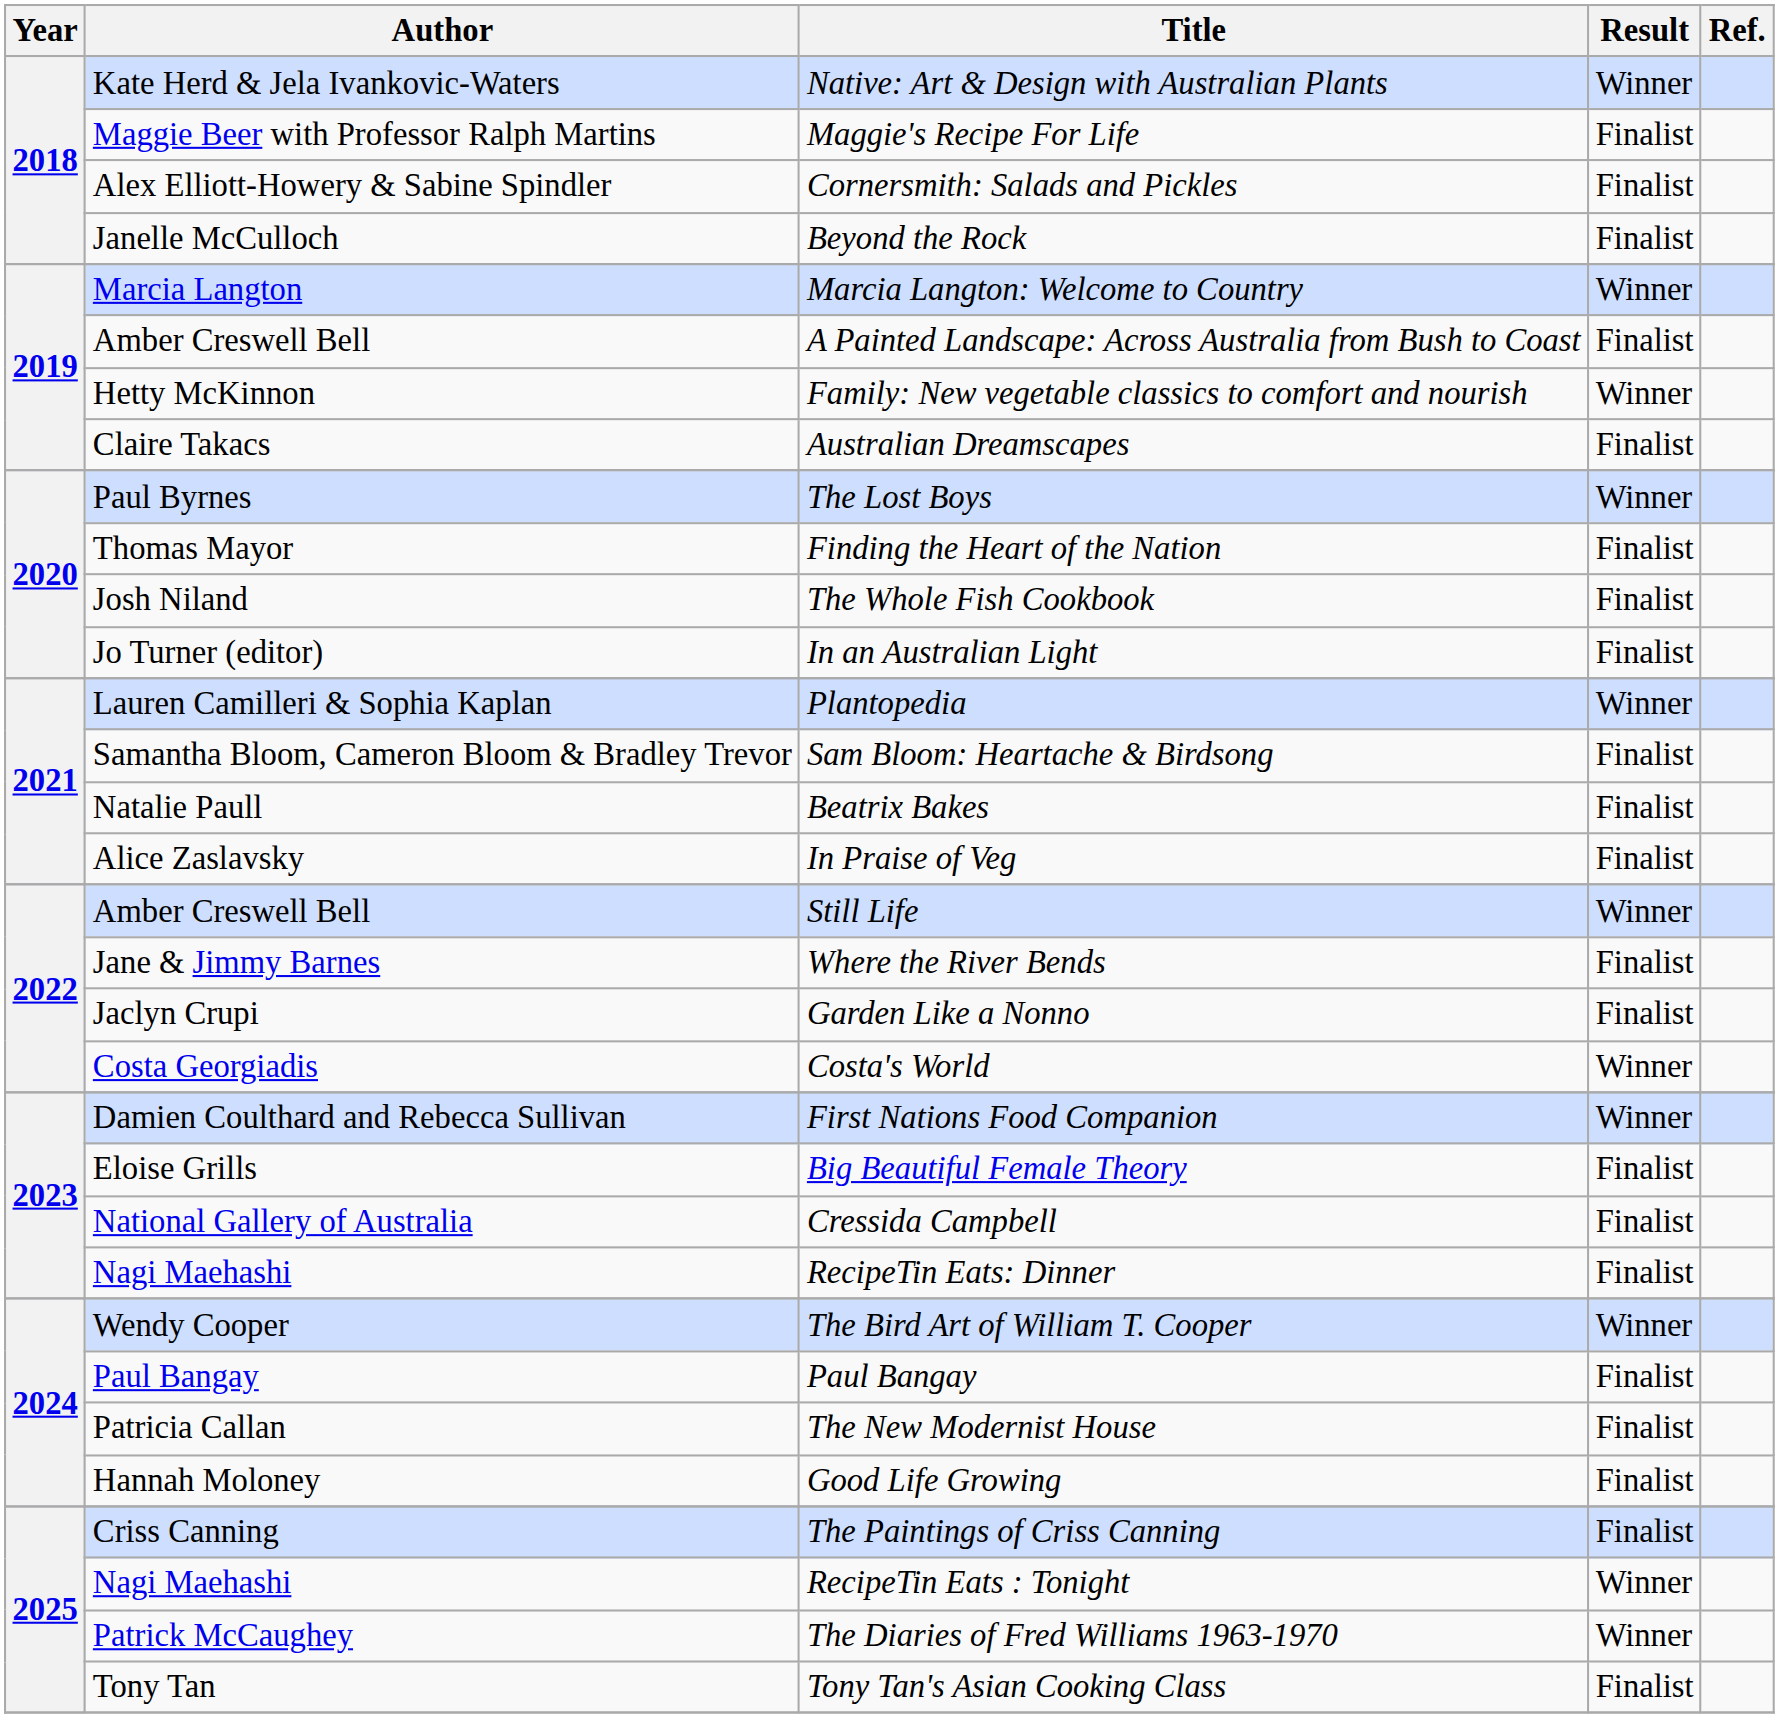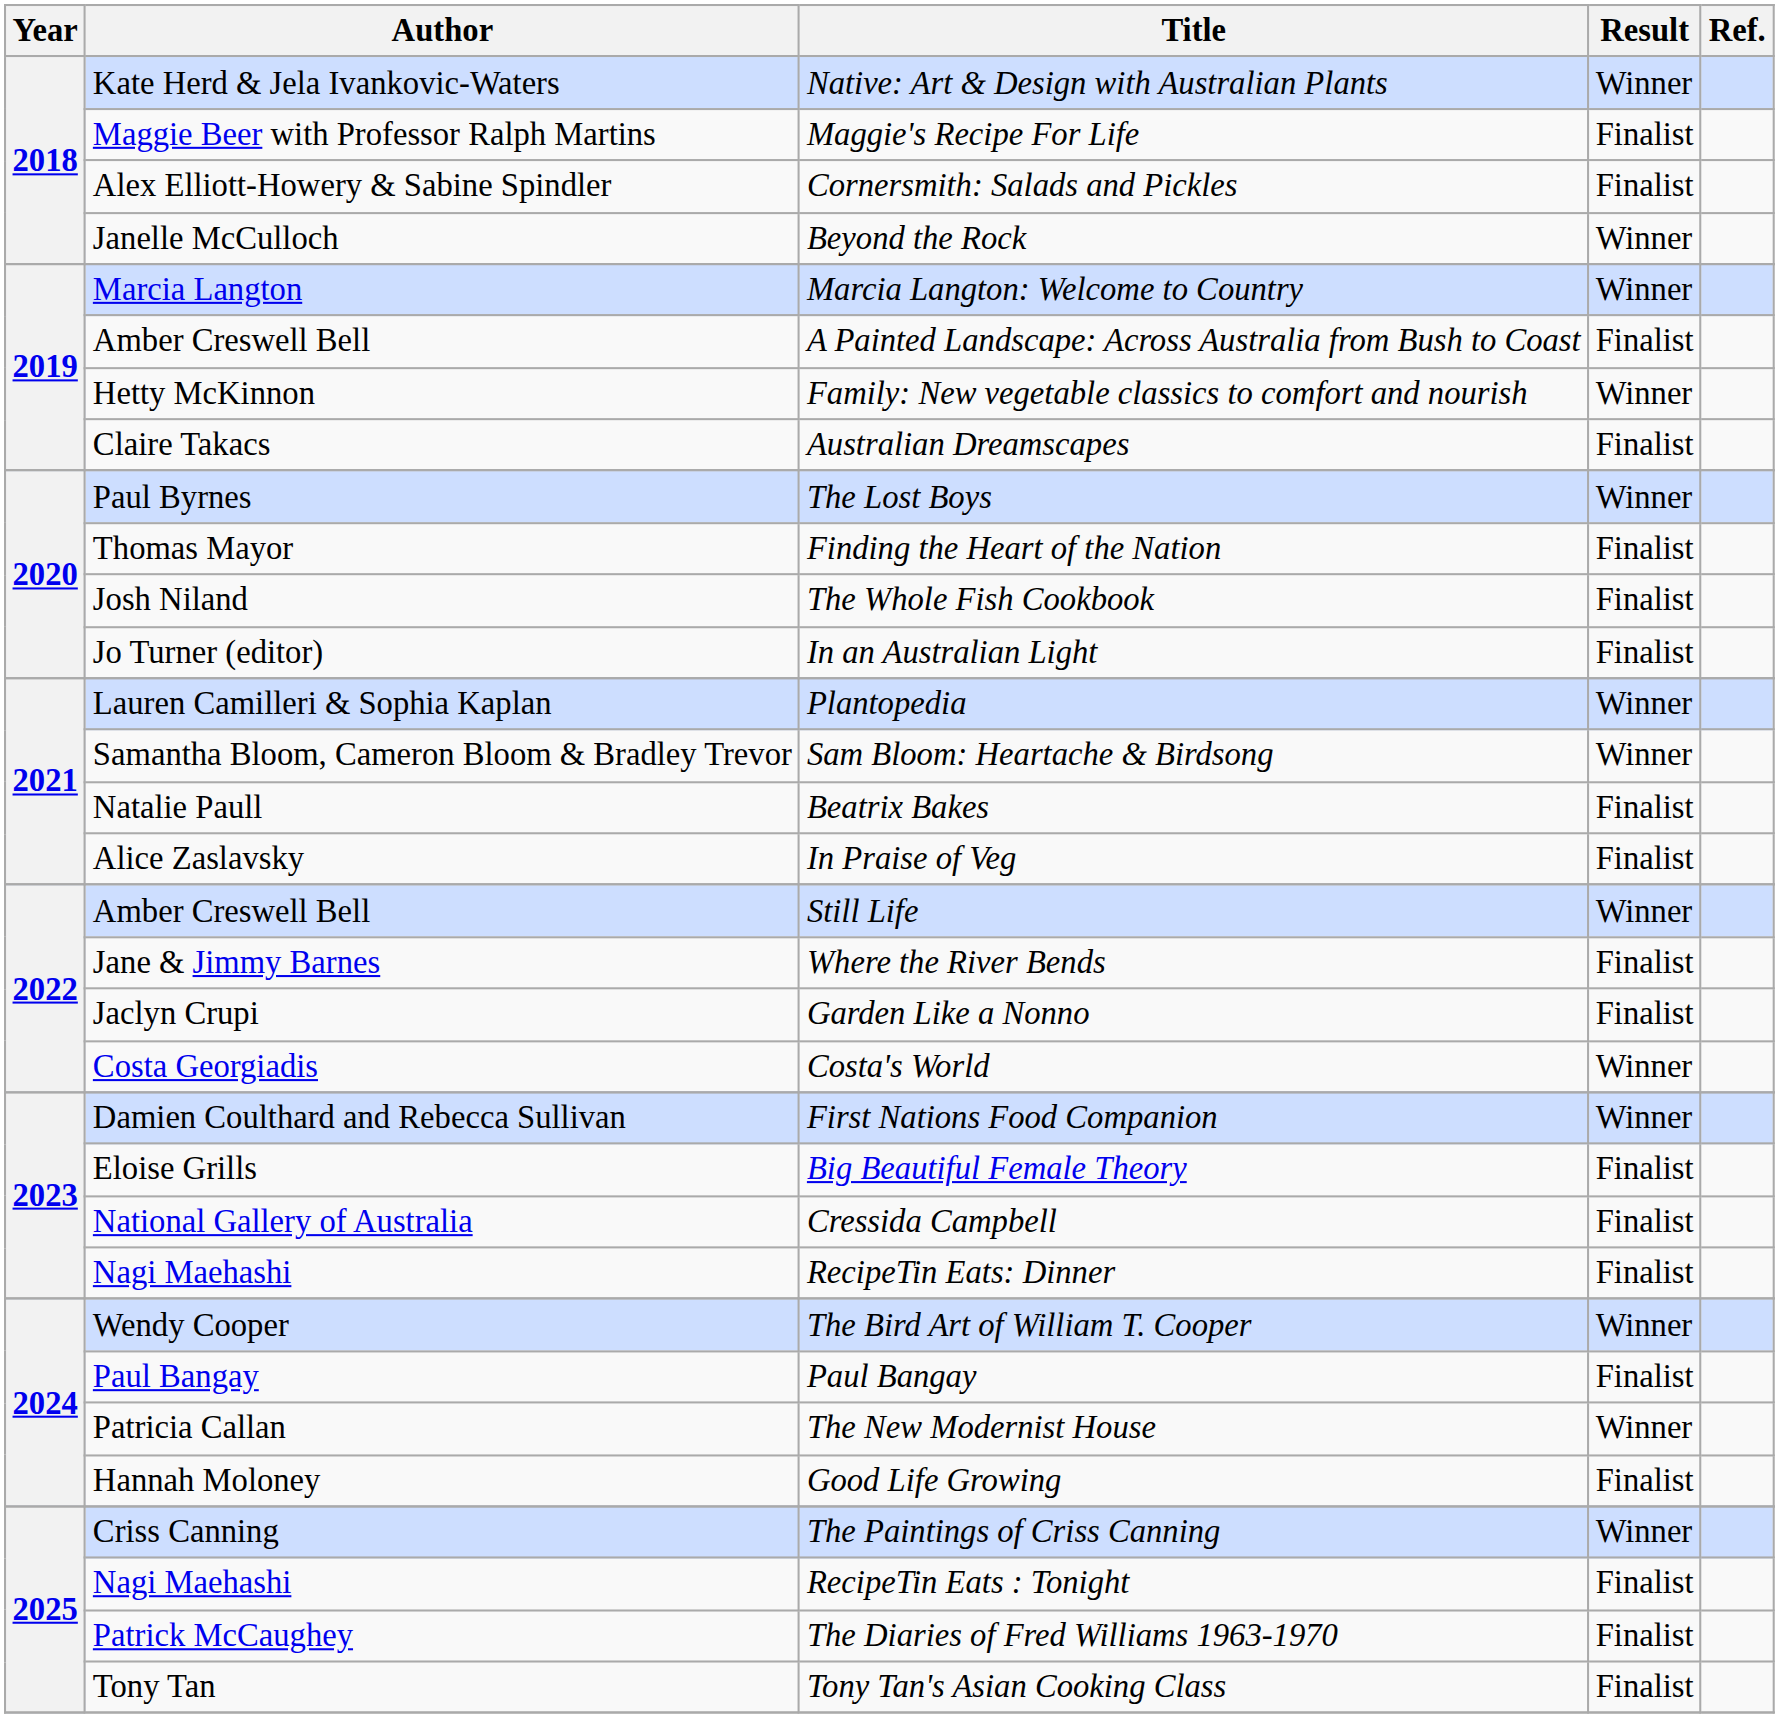(1645, 237) Finalist -> (1644, 237) Winner
(1645, 755) Finalist -> (1644, 755) Winner
(1645, 1428) Finalist -> (1644, 1428) Winner
(1645, 1531) Finalist -> (1644, 1531) Winner
(1644, 1583) Winner -> (1645, 1583) Finalist
(1644, 1635) Winner -> (1645, 1635) Finalist
